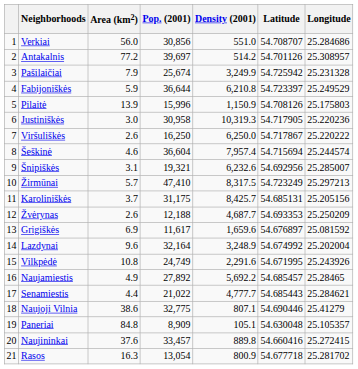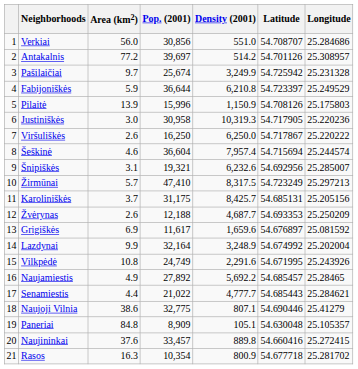(132, 73) 7.9 -> (132, 73) 9.7
(132, 246) 9.6 -> (132, 246) 9.9
(177, 356) 13,054 -> (177, 356) 10,354
